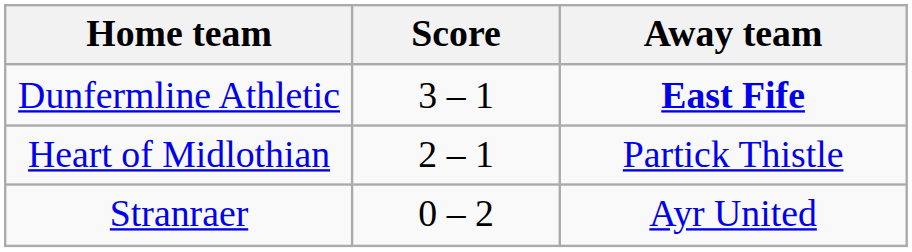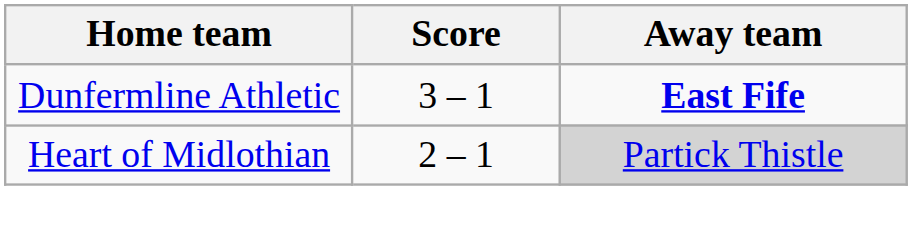(733, 154) no background -> (733, 154) lightgrey background
- row: (179, 214)
